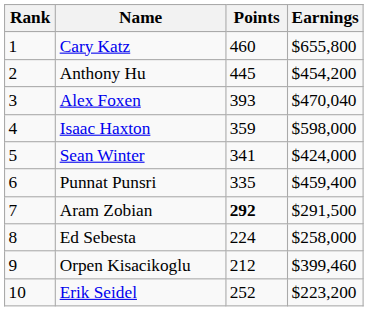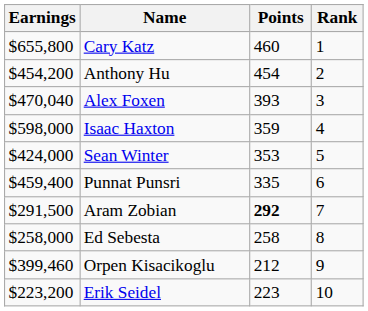columns swapped: (30, 18) <-> (325, 18)
(243, 73) 445 -> (267, 73) 454
(243, 155) 341 -> (267, 155) 353
(243, 237) 224 -> (267, 237) 258
(243, 292) 252 -> (267, 292) 223
